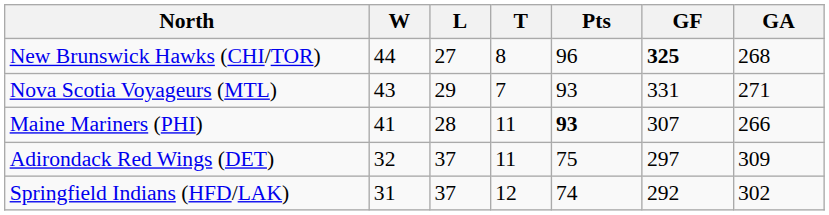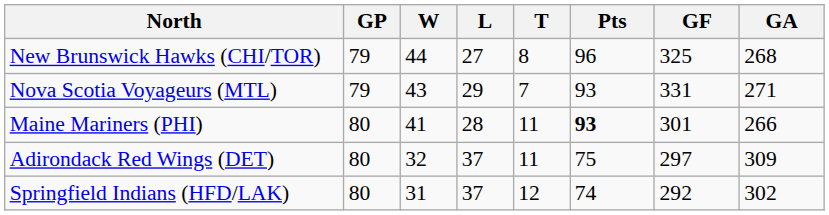+ column: (372, 21)
(663, 55) bold -> (676, 55) normal
(663, 124) 307 -> (676, 124) 301
